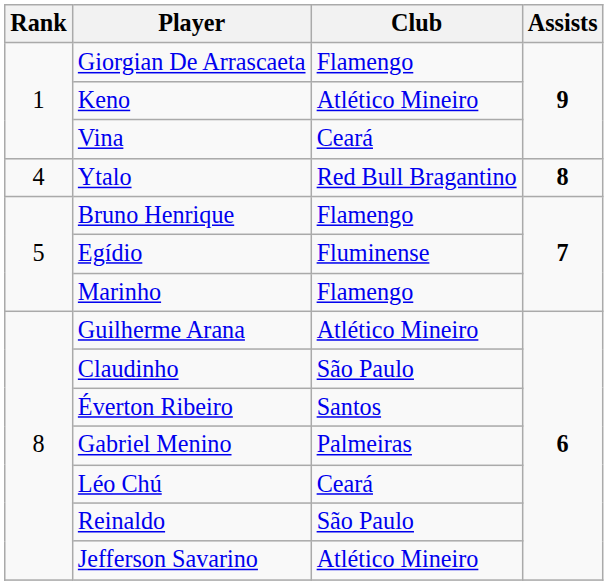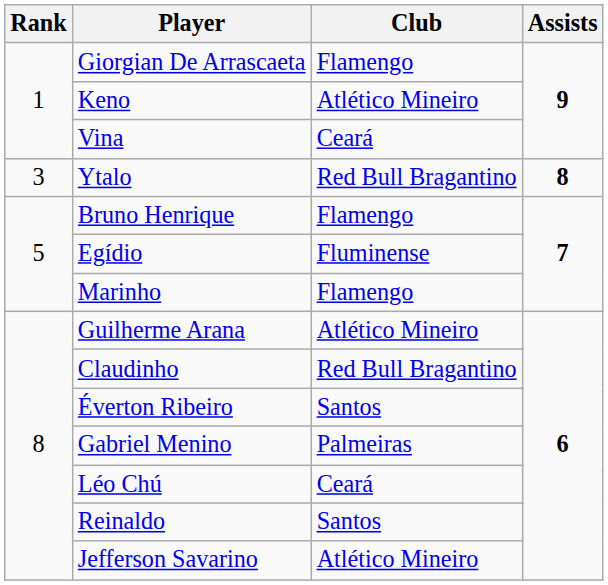(39, 176) 4 -> (39, 176) 3
(365, 368) São Paulo -> (417, 368) Red Bull Bragantino
(365, 521) São Paulo -> (349, 521) Santos
